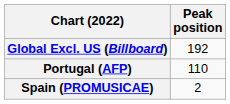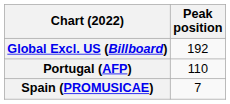(198, 88) 2 -> (198, 88) 7
